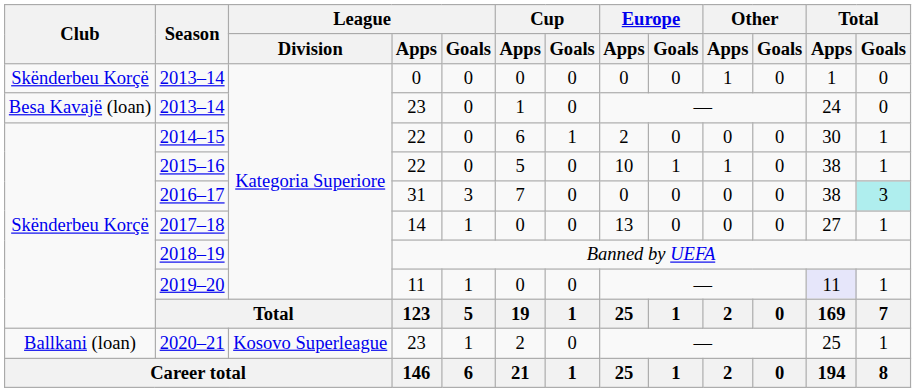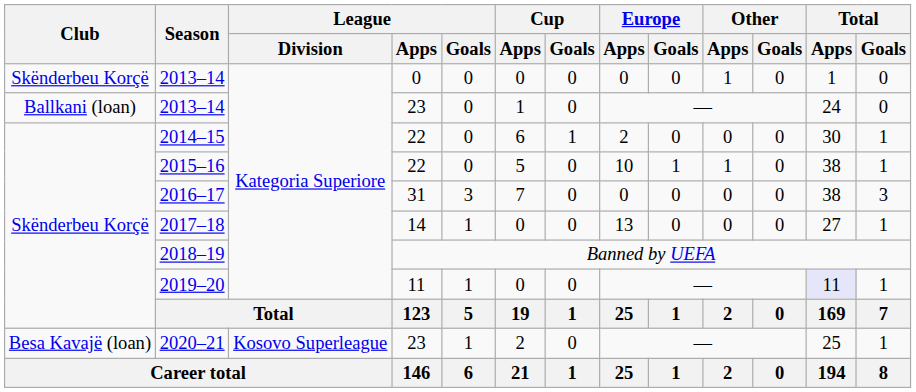(80, 107) Besa Kavajë (loan) -> (80, 107) Ballkani (loan)
(883, 195) paleturquoise background -> (883, 195) no background
(80, 343) Ballkani (loan) -> (80, 343) Besa Kavajë (loan)
